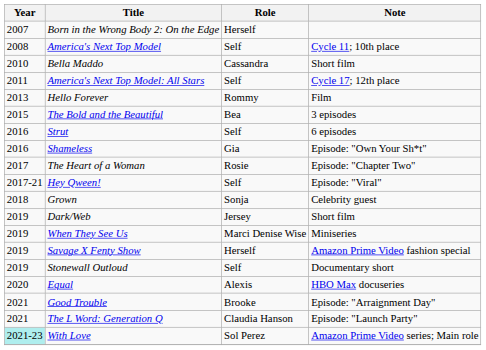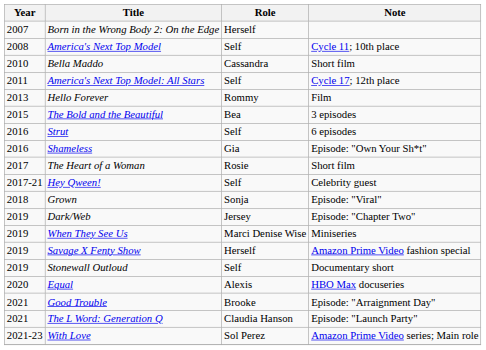(363, 166) Episode: "Chapter Two" -> (333, 166) Short film
(346, 183) Episode: "Viral" -> (344, 183) Celebrity guest
(344, 200) Celebrity guest -> (346, 200) Episode: "Viral"
(333, 217) Short film -> (363, 217) Episode: "Chapter Two"
(25, 336) paleturquoise background -> (25, 336) no background
